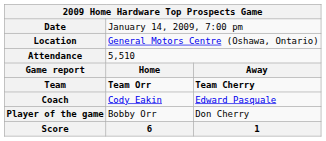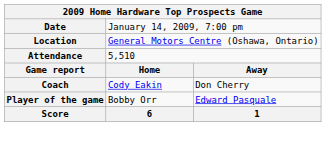- row: (55, 85)
(236, 99) Edward Pasquale -> (222, 85) Don Cherry
(222, 114) Don Cherry -> (236, 99) Edward Pasquale
